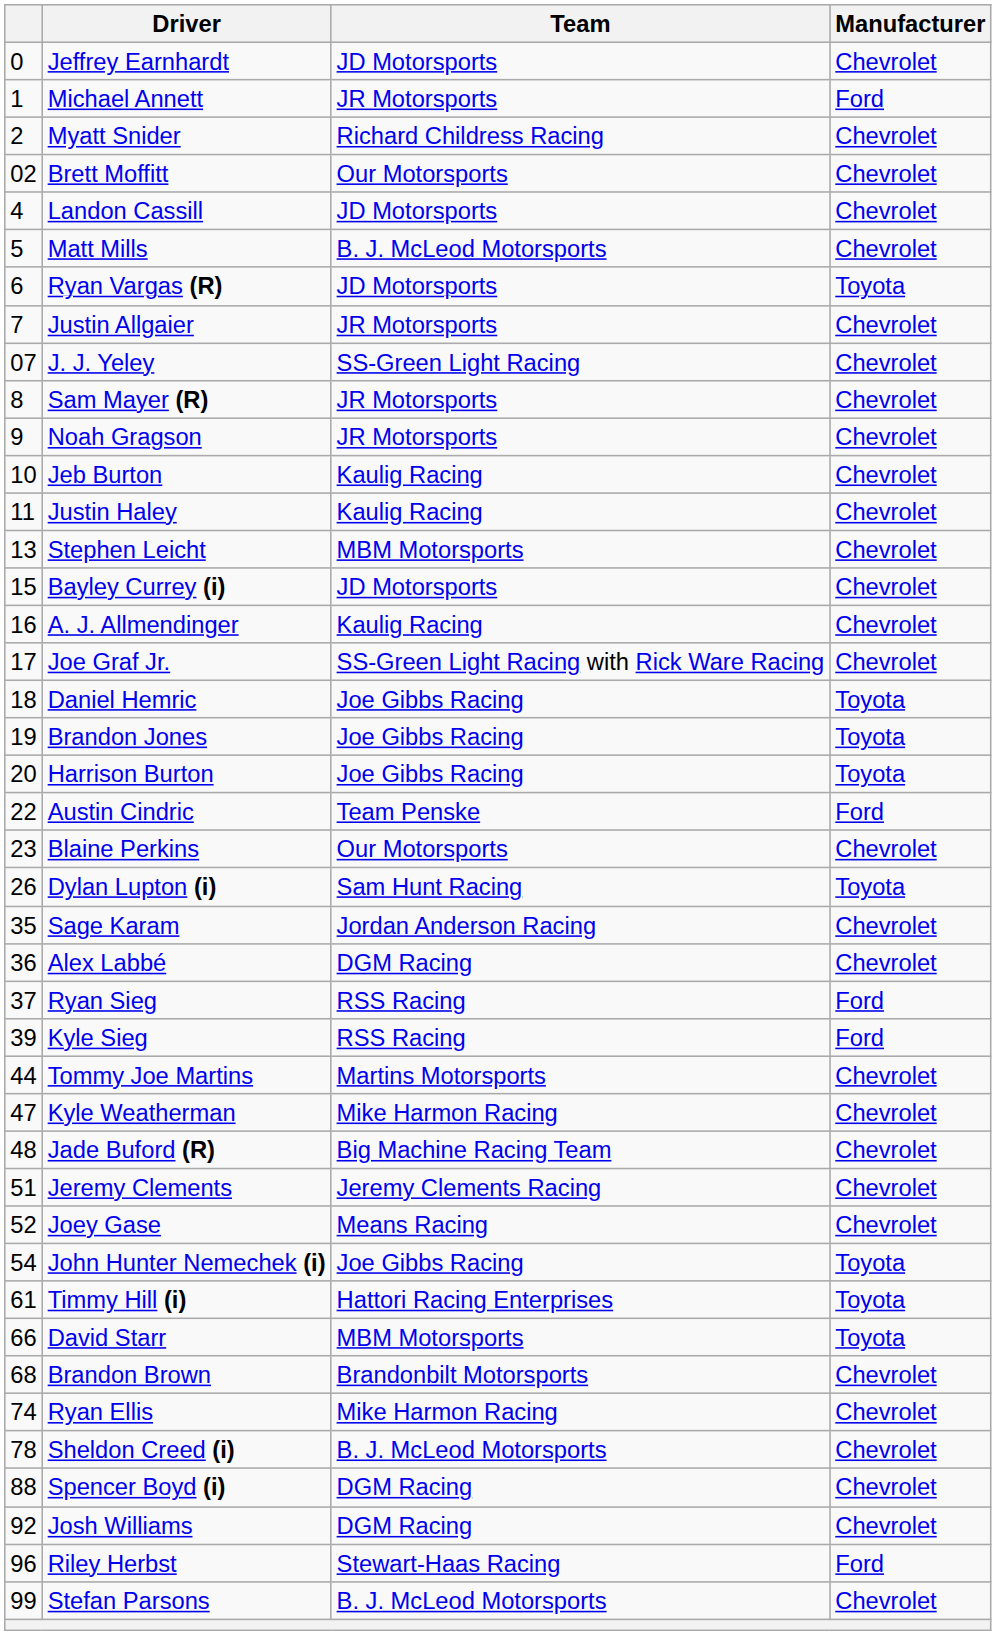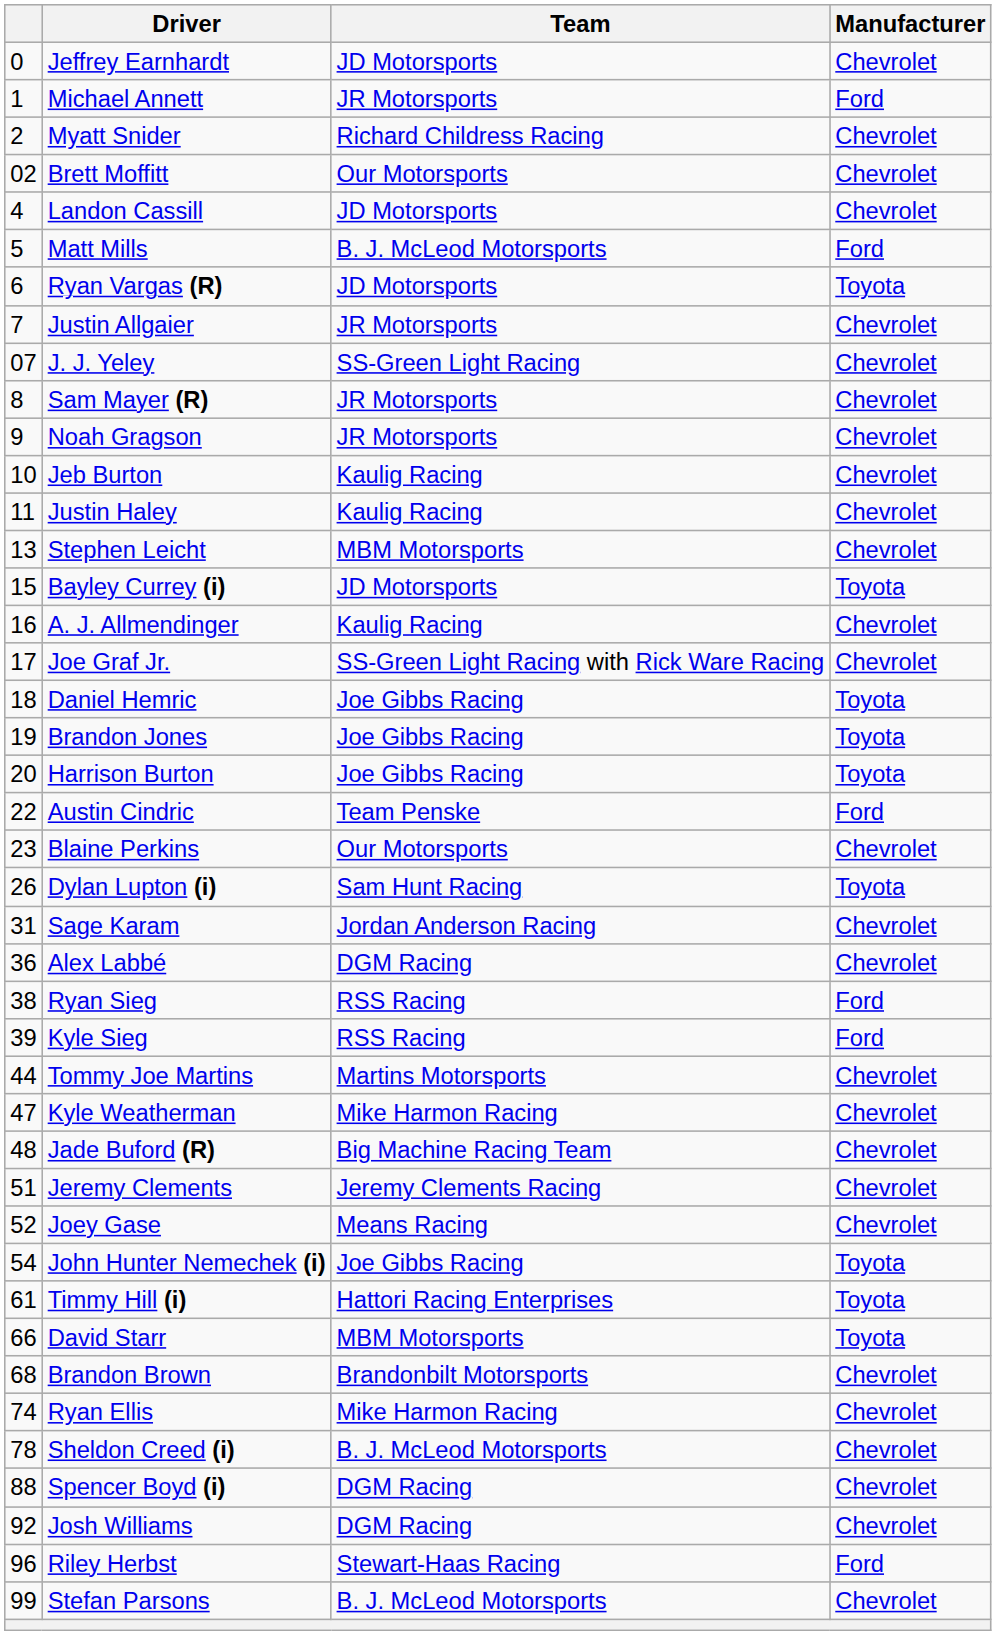(886, 249) Chevrolet -> (860, 249) Ford
(886, 587) Chevrolet -> (870, 587) Toyota
(23, 925) 35 -> (23, 925) 31
(23, 1000) 37 -> (23, 1000) 38
